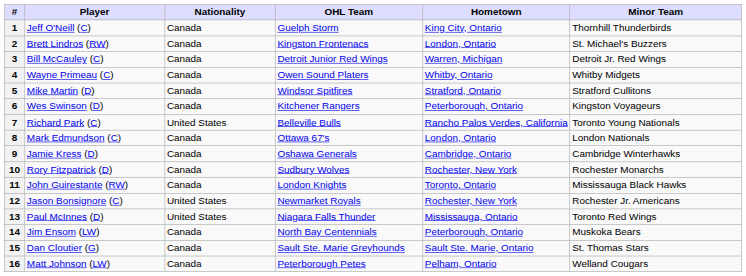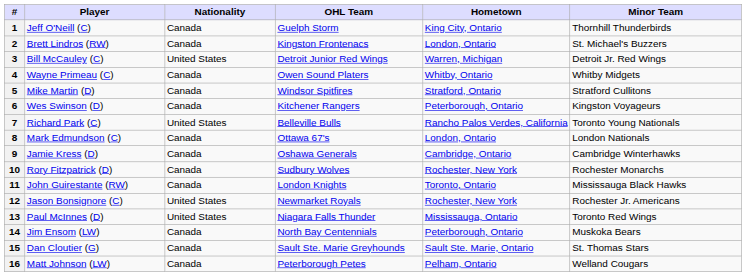(184, 59) Canada -> (197, 59) United States
